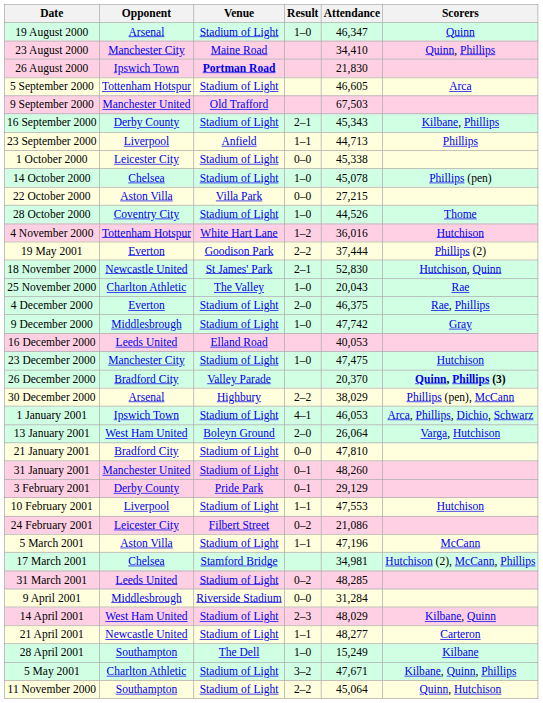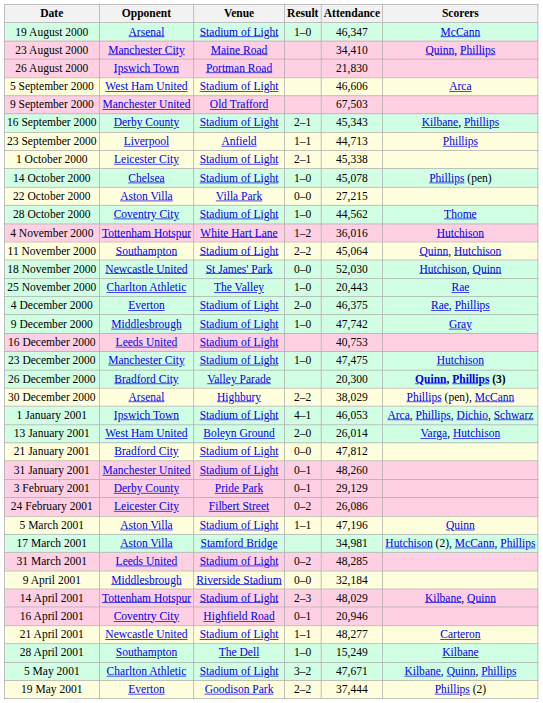(460, 31) Quinn -> (460, 31) McCann
(239, 68) bold -> (239, 68) normal
(146, 86) Tottenham Hotspur -> (146, 86) West Ham United
(352, 86) 46,605 -> (352, 86) 46,606
(303, 159) 0–0 -> (303, 159) 2–1
(352, 214) 44,526 -> (352, 214) 44,562
rows swapped: (52, 689) <-> (52, 251)
(303, 269) 2–1 -> (303, 269) 0–0
(352, 269) 52,830 -> (352, 269) 52,030
(352, 287) 20,043 -> (352, 287) 20,443
(239, 342) Elland Road -> (239, 342) Stadium of Light
(352, 342) 40,053 -> (352, 342) 40,753
(352, 379) 20,370 -> (352, 379) 20,300
(352, 433) 26,064 -> (352, 433) 26,014
(352, 452) 47,810 -> (352, 452) 47,812
- row: (52, 506)
(352, 525) 21,086 -> (352, 506) 26,086
(460, 543) McCann -> (460, 525) Quinn
(146, 561) Chelsea -> (146, 543) Aston Villa
(352, 598) 31,284 -> (352, 580) 32,184
(146, 616) West Ham United -> (146, 598) Tottenham Hotspur
+ row: (52, 616)
